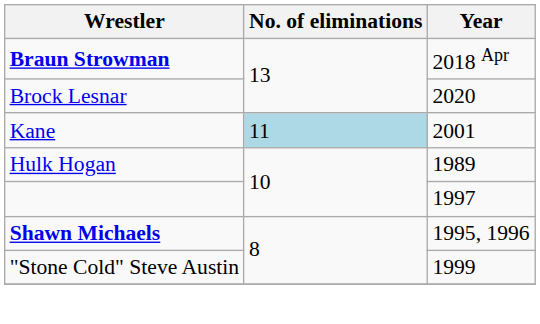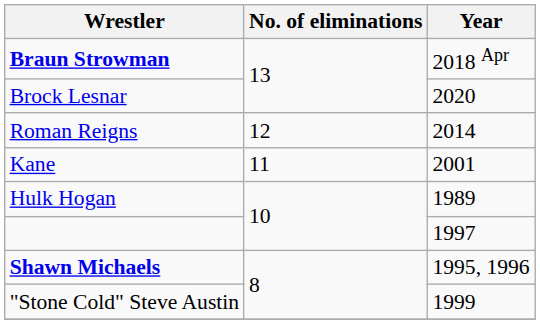+ row: (74, 130)
(259, 130) lightblue background -> (259, 164) no background
